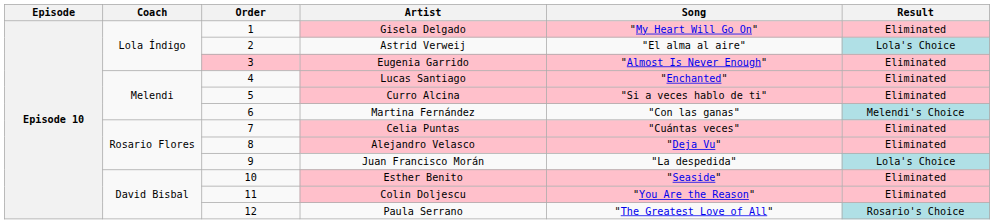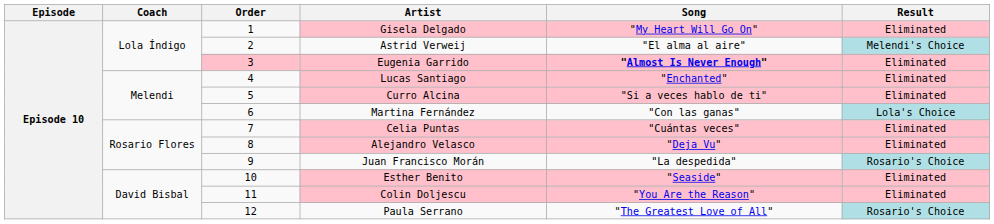(916, 46) Lola's Choice -> (916, 46) Melendi's Choice
(694, 62) normal -> (694, 62) bold
(916, 112) Melendi's Choice -> (916, 112) Lola's Choice
(916, 161) Lola's Choice -> (916, 161) Rosario's Choice
